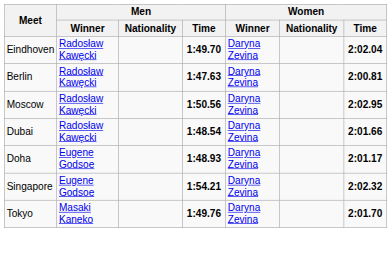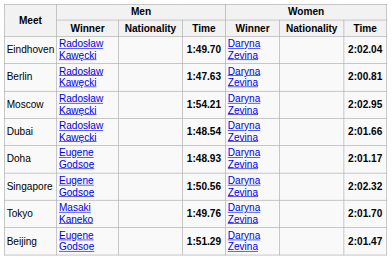(204, 104) 1:50.56 -> (204, 104) 1:54.21
(204, 186) 1:54.21 -> (204, 186) 1:50.56
+ row: (22, 241)
